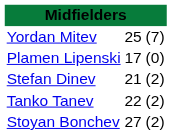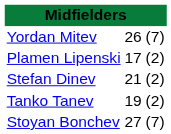(133, 36) 25 -> (133, 36) 26
(155, 58) (0) -> (155, 58) (2)
(133, 100) 22 -> (133, 100) 19
(155, 122) (2) -> (155, 122) (7)
